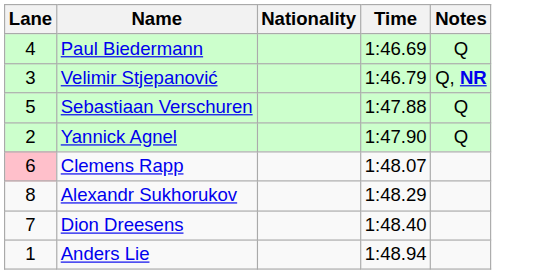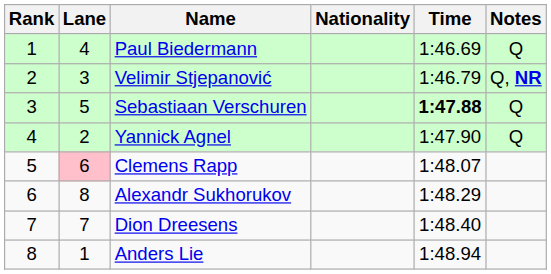+ column: (32, 19)
(396, 107) normal -> (450, 107) bold
